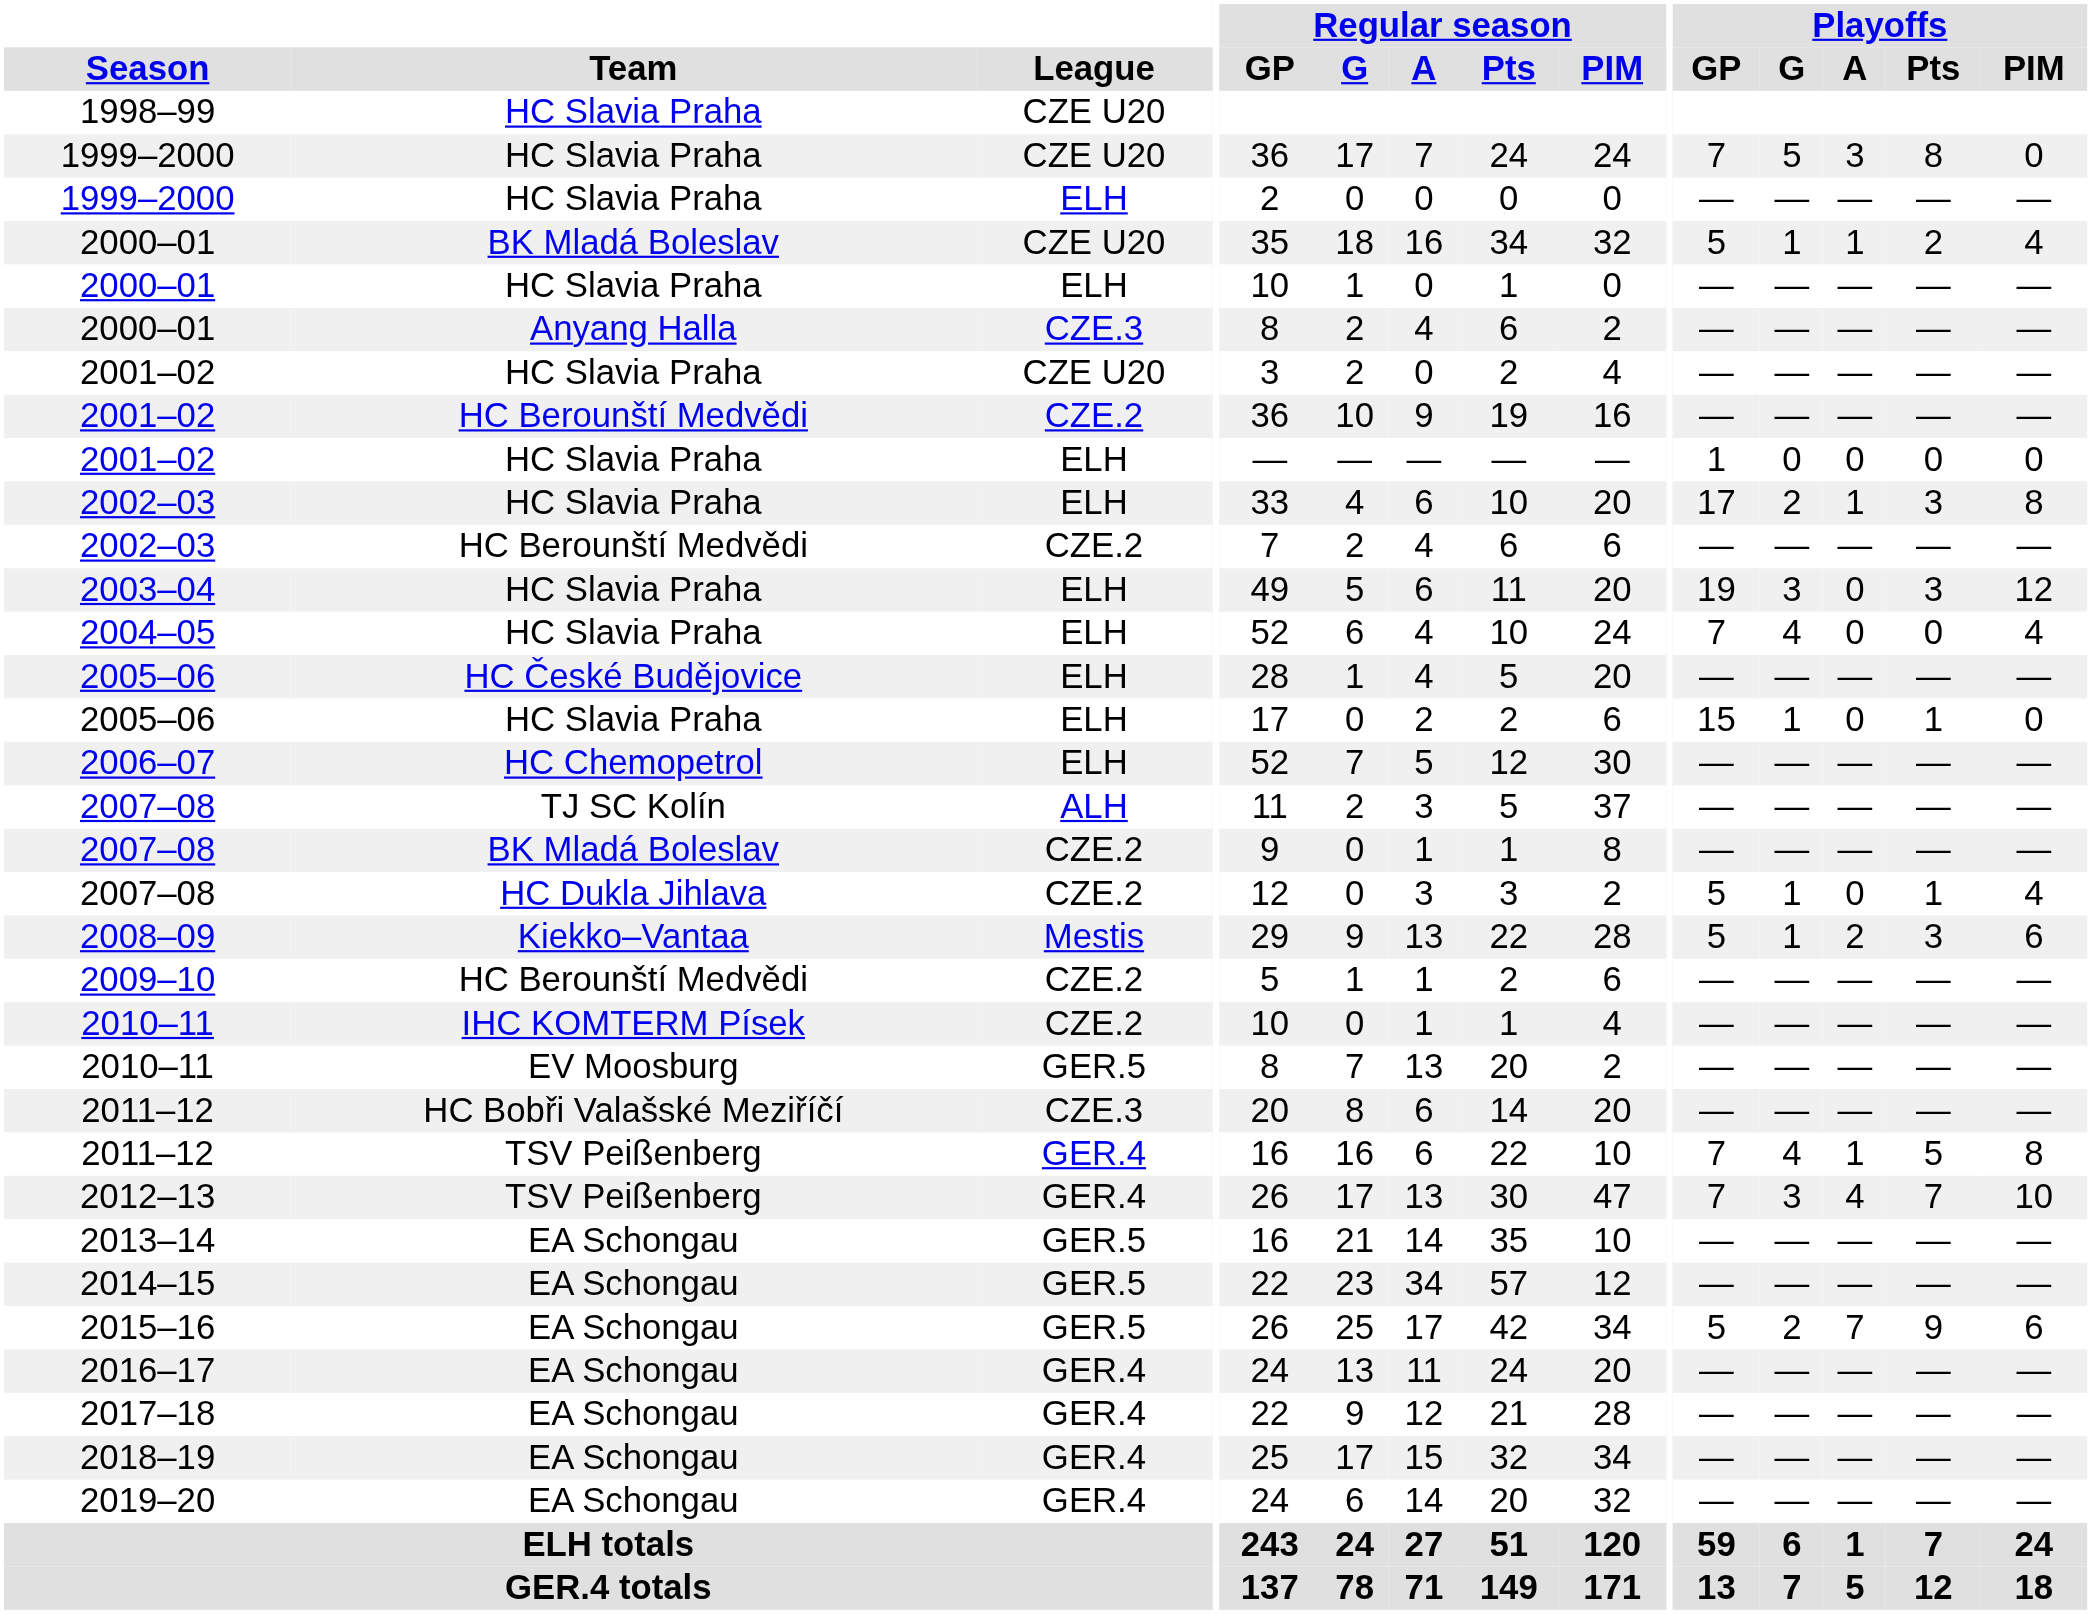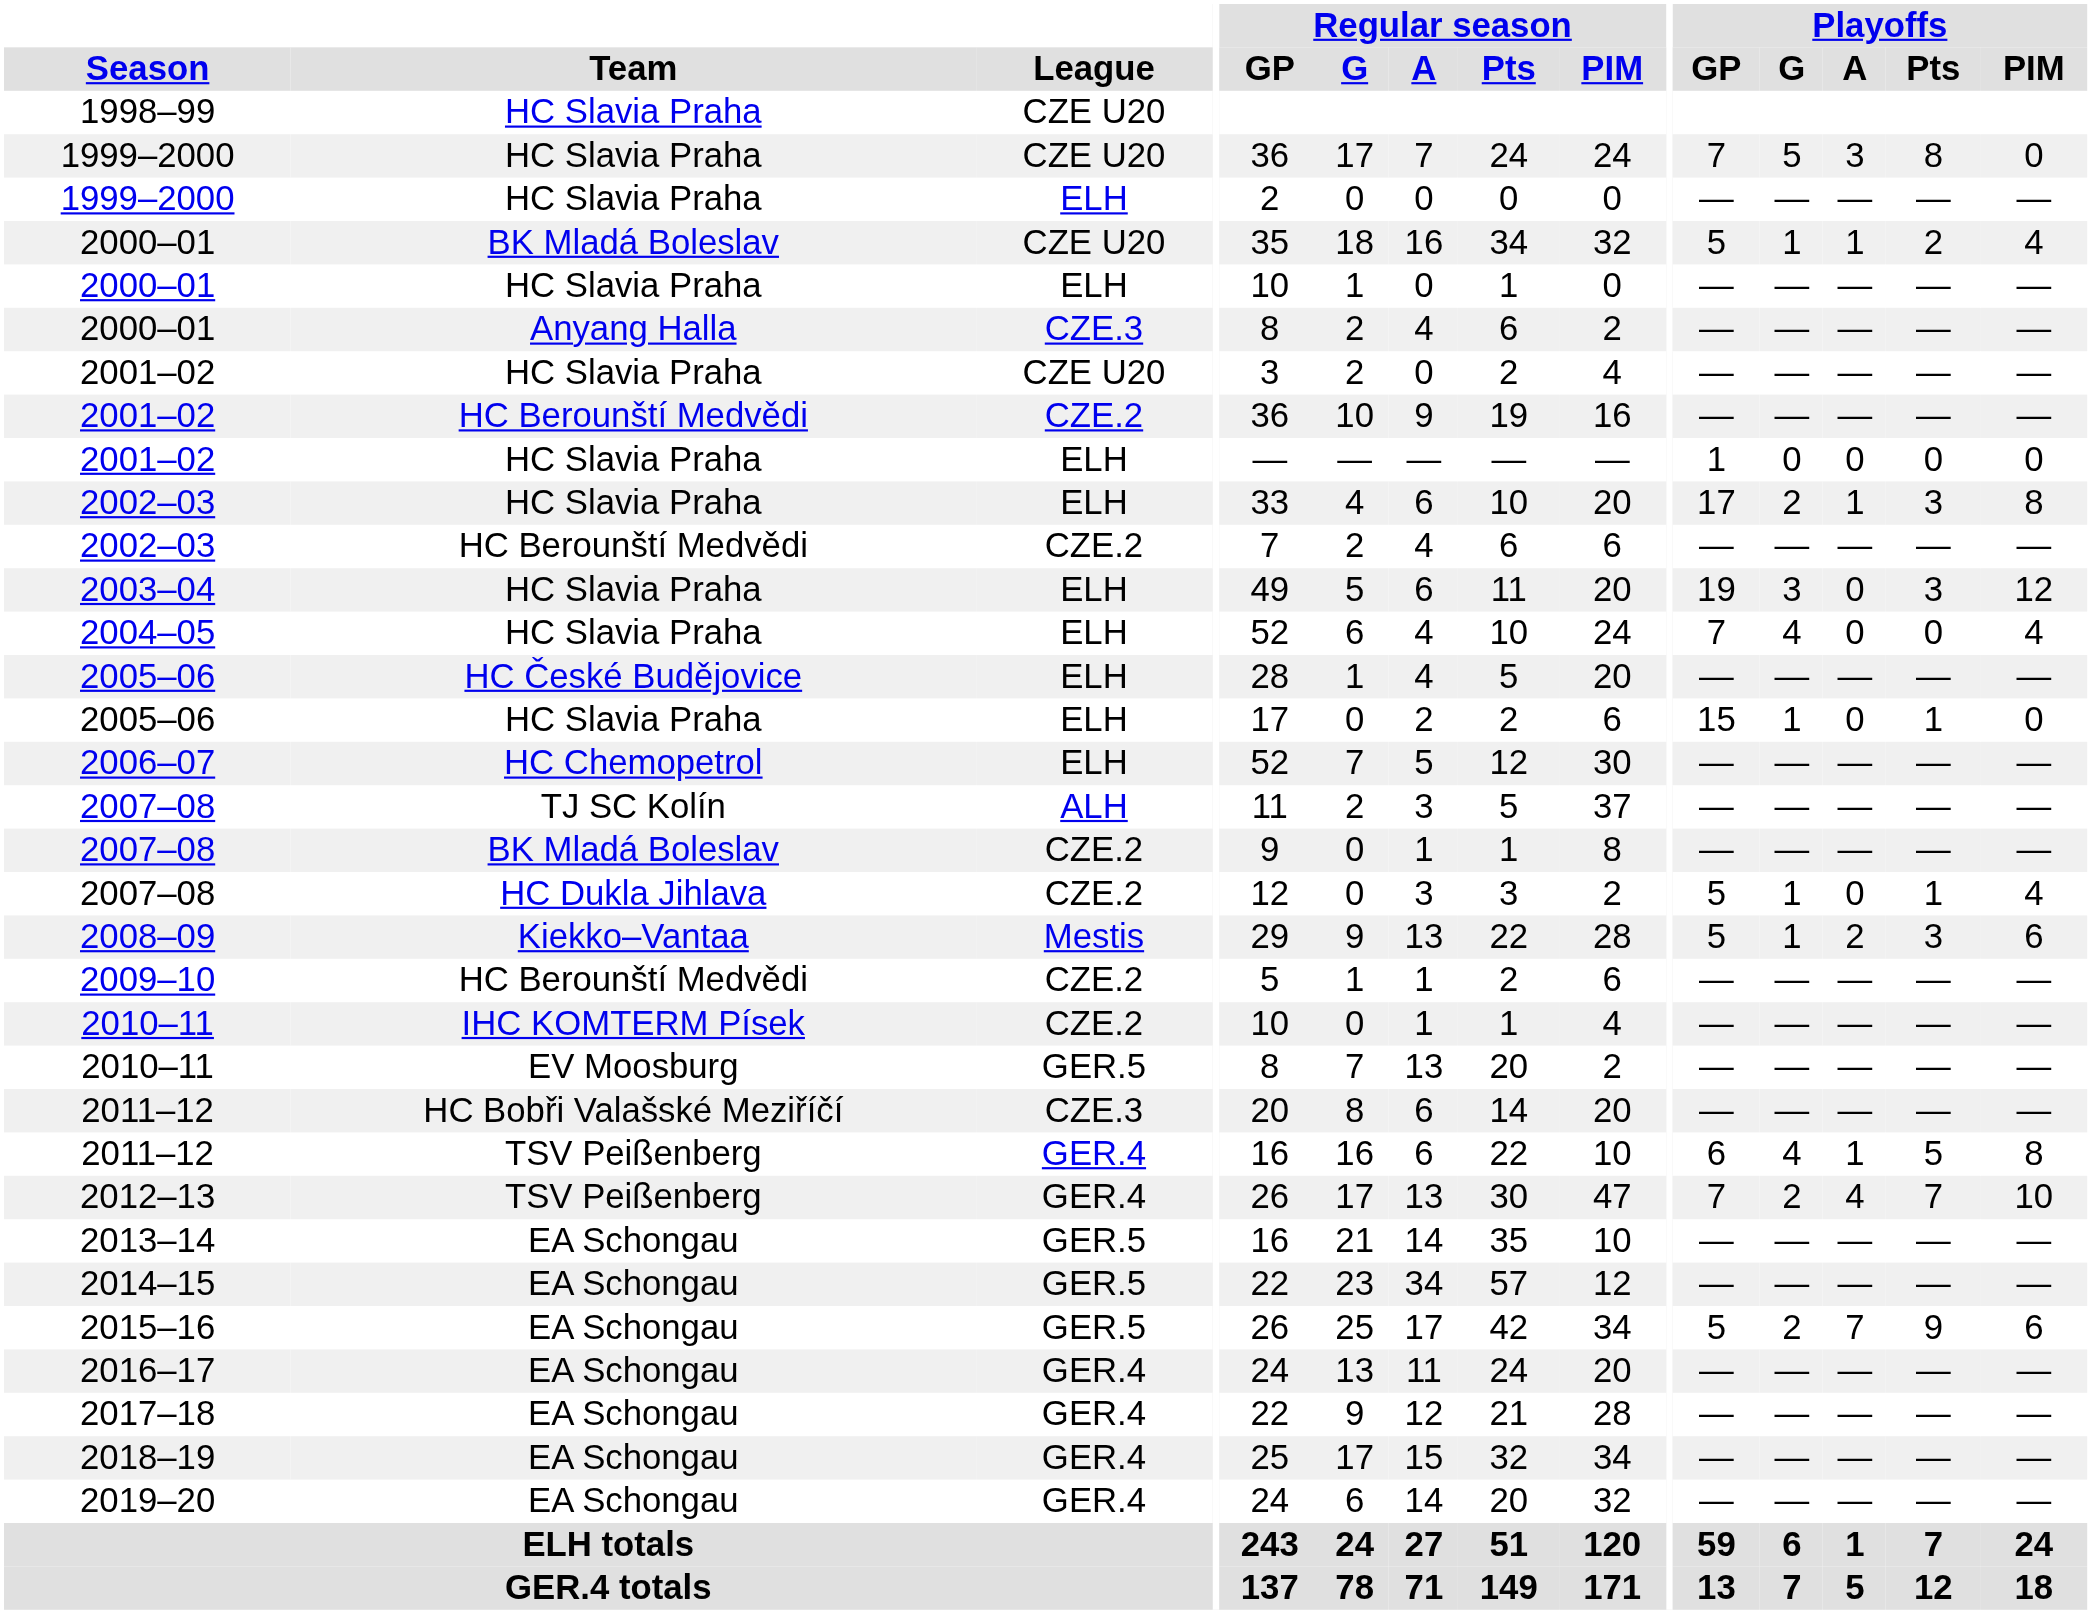(1716, 1153) 7 -> (1716, 1153) 6
(1792, 1196) 3 -> (1792, 1196) 2
